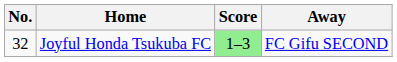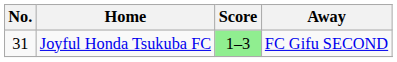(20, 43) 32 -> (20, 43) 31
